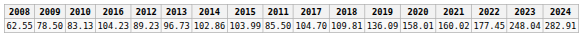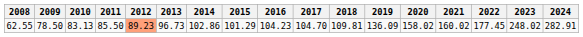columns swapped: (278, 11) <-> (113, 11)
(146, 26) no background -> (141, 26) lightsalmon background
(245, 26) 103.99 -> (240, 26) 101.29
(418, 26) 158.01 -> (418, 26) 158.02
(525, 26) 248.04 -> (525, 26) 248.02
